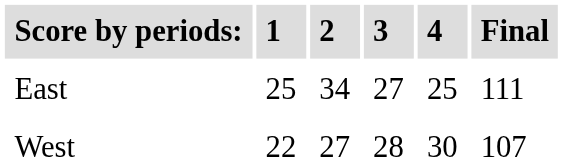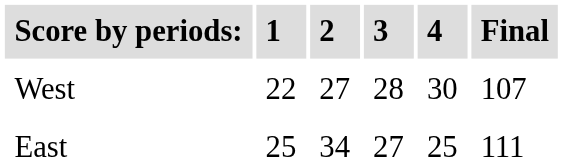rows swapped: (41, 88) <-> (45, 146)
